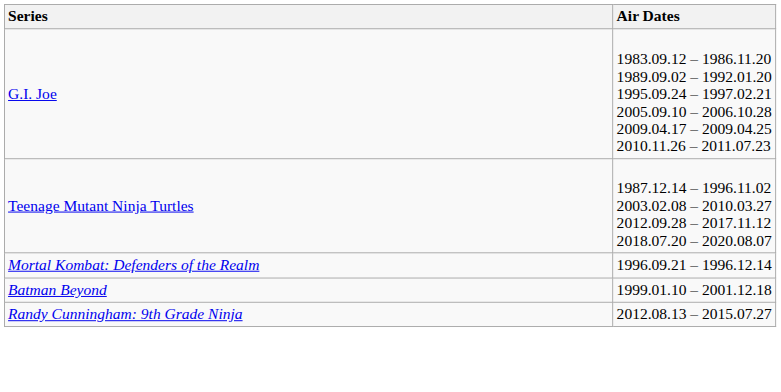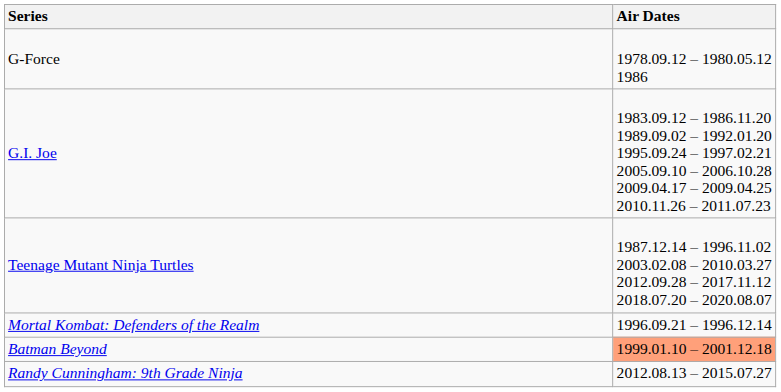+ row: (34, 58)
(694, 289) no background -> (694, 349) lightsalmon background
